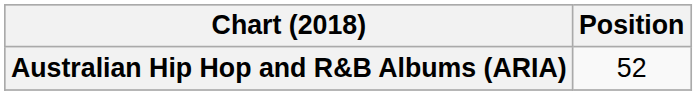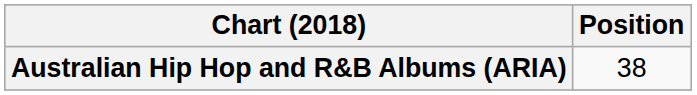(632, 68) 52 -> (632, 68) 38
